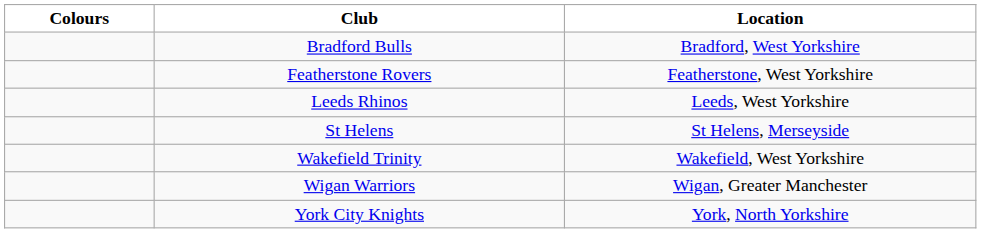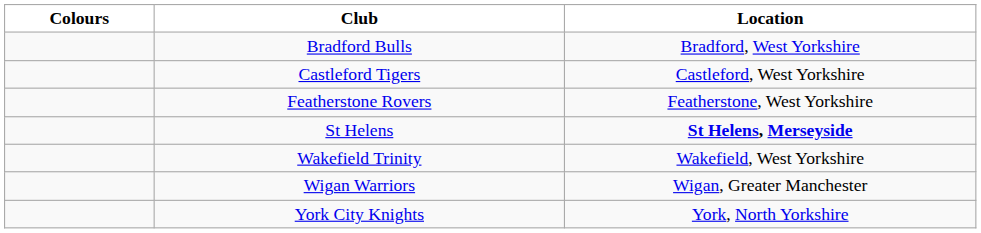+ row: (359, 74)
- row: (359, 102)
(770, 130) normal -> (770, 130) bold
